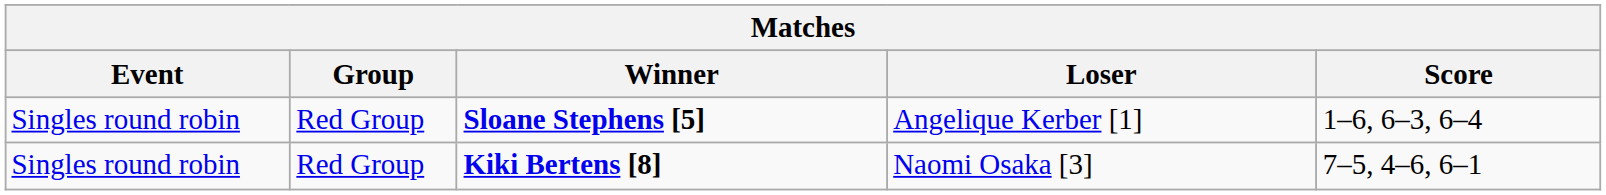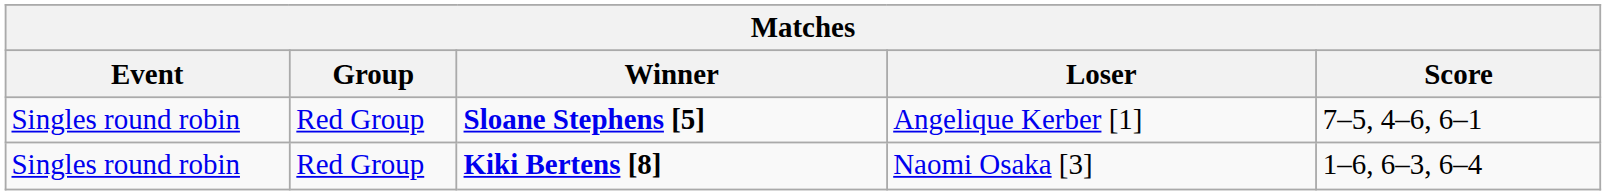(1402, 119) 1–6, 6–3, 6–4 -> (1402, 119) 7–5, 4–6, 6–1
(1402, 165) 7–5, 4–6, 6–1 -> (1402, 165) 1–6, 6–3, 6–4
